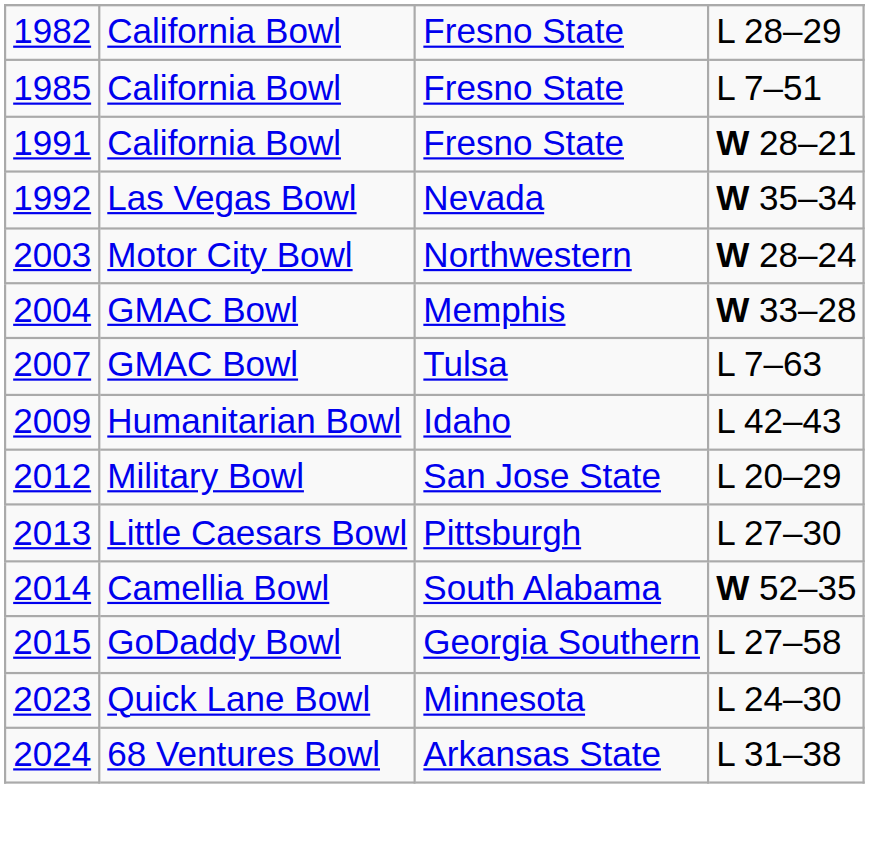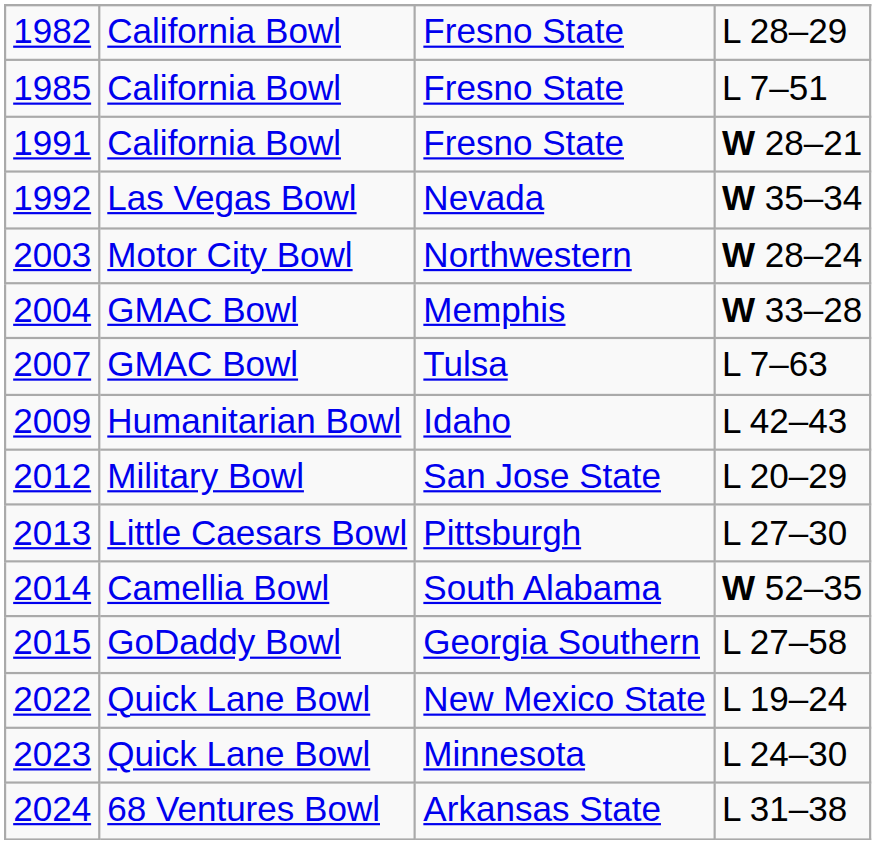+ row: (52, 699)
